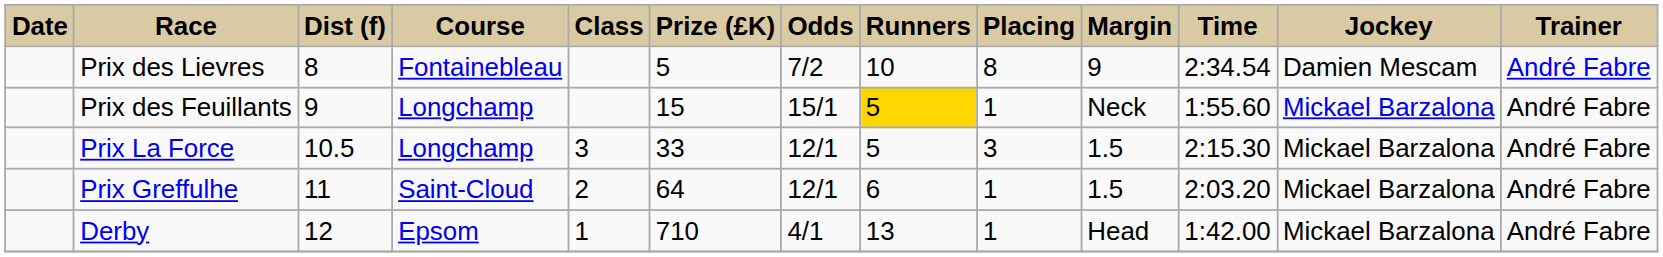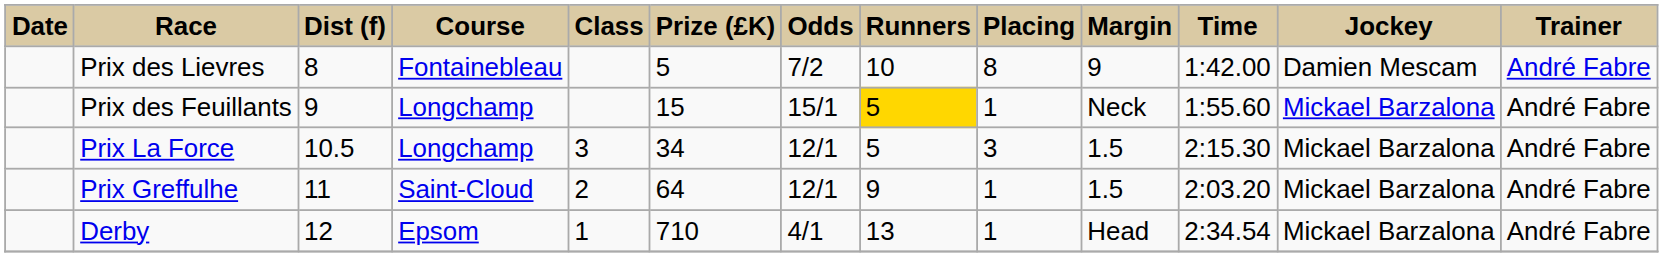(1228, 67) 2:34.54 -> (1228, 67) 1:42.00
(670, 149) 33 -> (670, 149) 34
(873, 190) 6 -> (873, 190) 9
(1228, 231) 1:42.00 -> (1228, 231) 2:34.54
